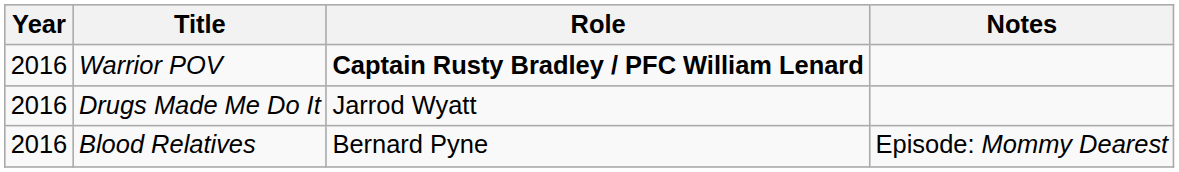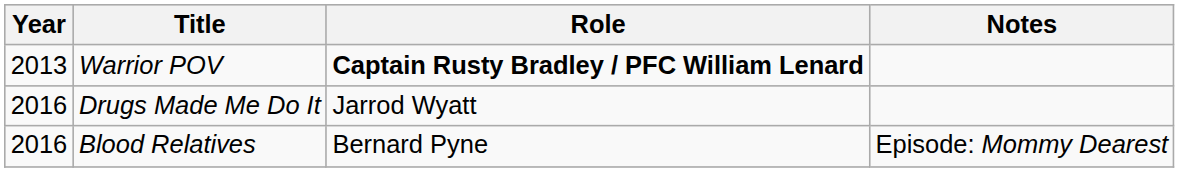(39, 65) 2016 -> (39, 65) 2013
